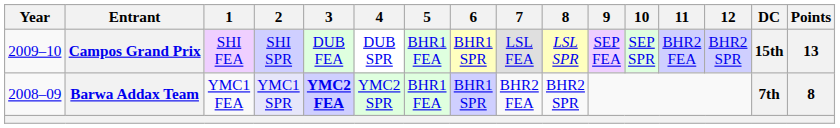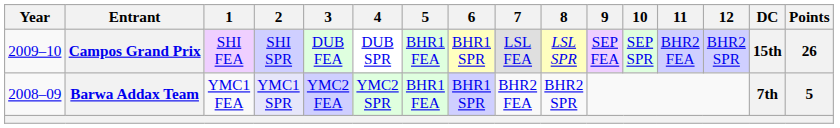(811, 50) 13 -> (809, 50) 26
(329, 93) bold -> (328, 93) normal
(811, 93) 8 -> (809, 93) 5
